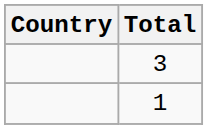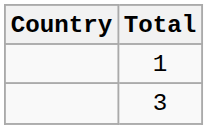rows swapped: (160, 64) <-> (160, 103)
